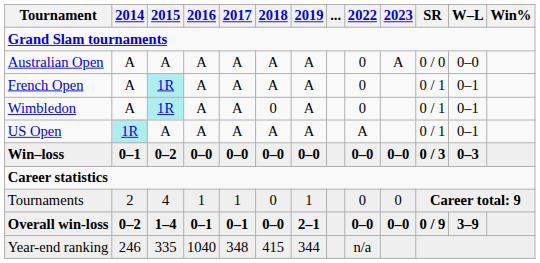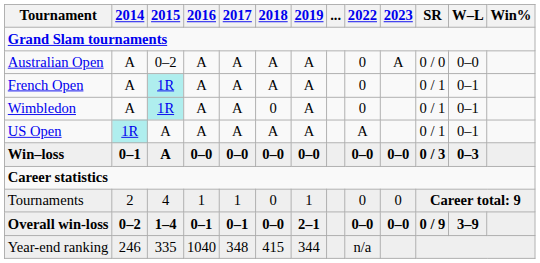(166, 62) A -> (166, 62) 0–2
(166, 154) 0–2 -> (166, 154) A
